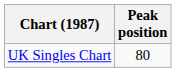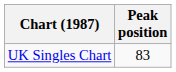(143, 55) 80 -> (143, 55) 83
